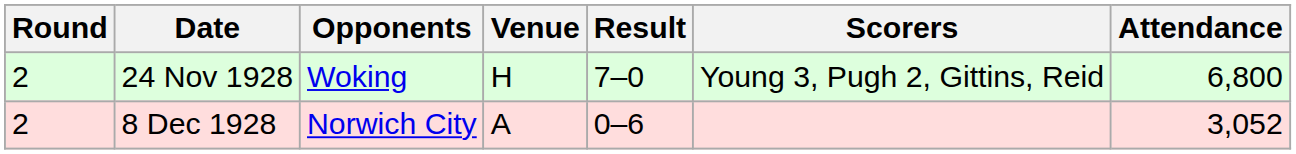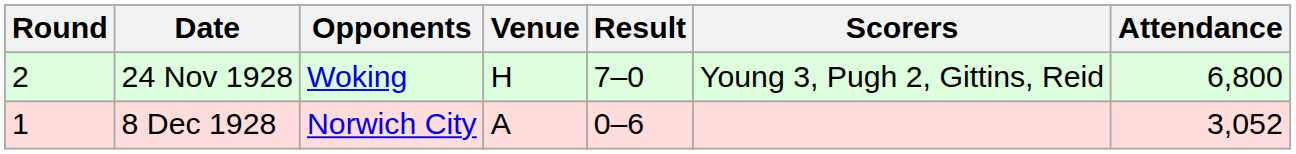(20, 124) 2 -> (20, 124) 1
